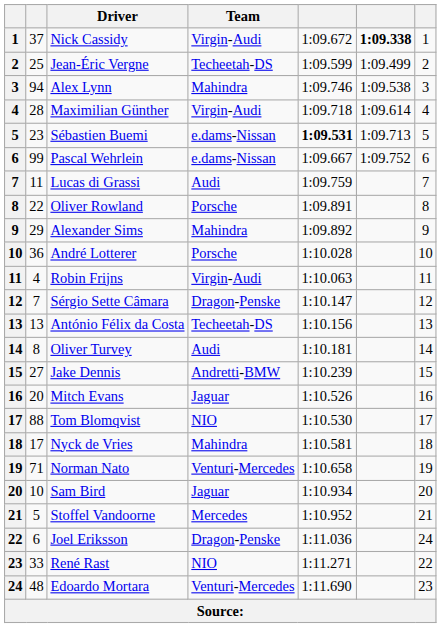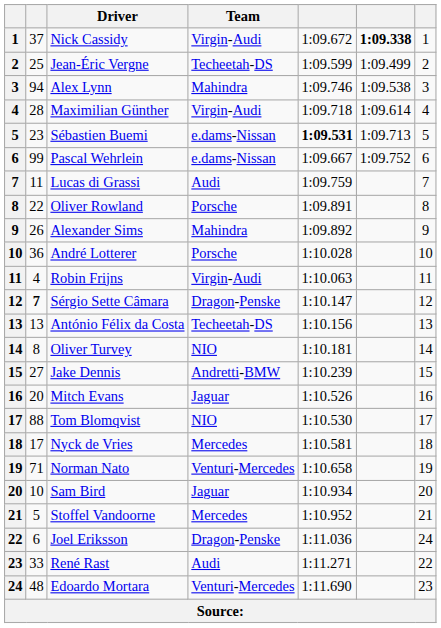(36, 230) 29 -> (36, 230) 26
(36, 301) normal -> (36, 301) bold
(206, 348) Audi -> (204, 348) NIO
(219, 444) Mahindra -> (219, 444) Mercedes
(204, 563) NIO -> (206, 563) Audi
